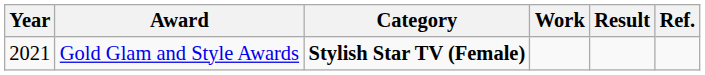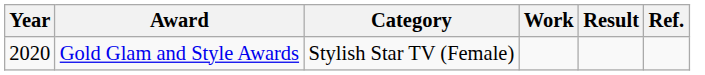(30, 53) 2021 -> (30, 53) 2020
(417, 53) bold -> (411, 53) normal
